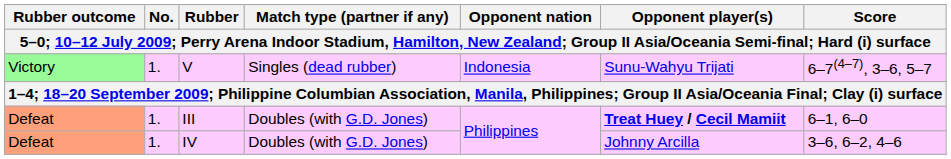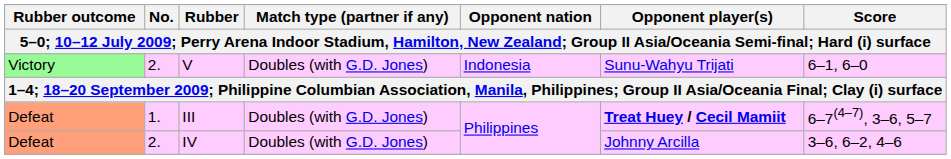(154, 68) 1. -> (154, 66) 2.
(322, 68) Singles (dead rubber) -> (338, 66) Doubles (with G.D. Jones)
(870, 68) 6–7(4–7), 3–6, 5–7 -> (838, 66) 6–1, 6–0
(838, 119) 6–1, 6–0 -> (870, 116) 6–7(4–7), 3–6, 5–7
(154, 143) 1. -> (154, 143) 2.
